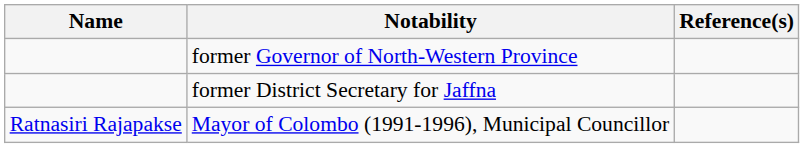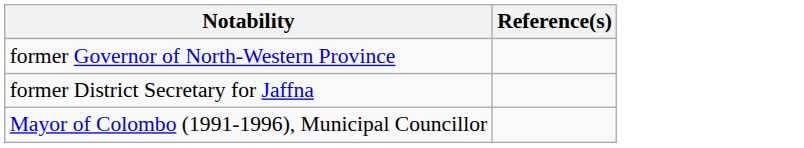- column: (96, 21)
